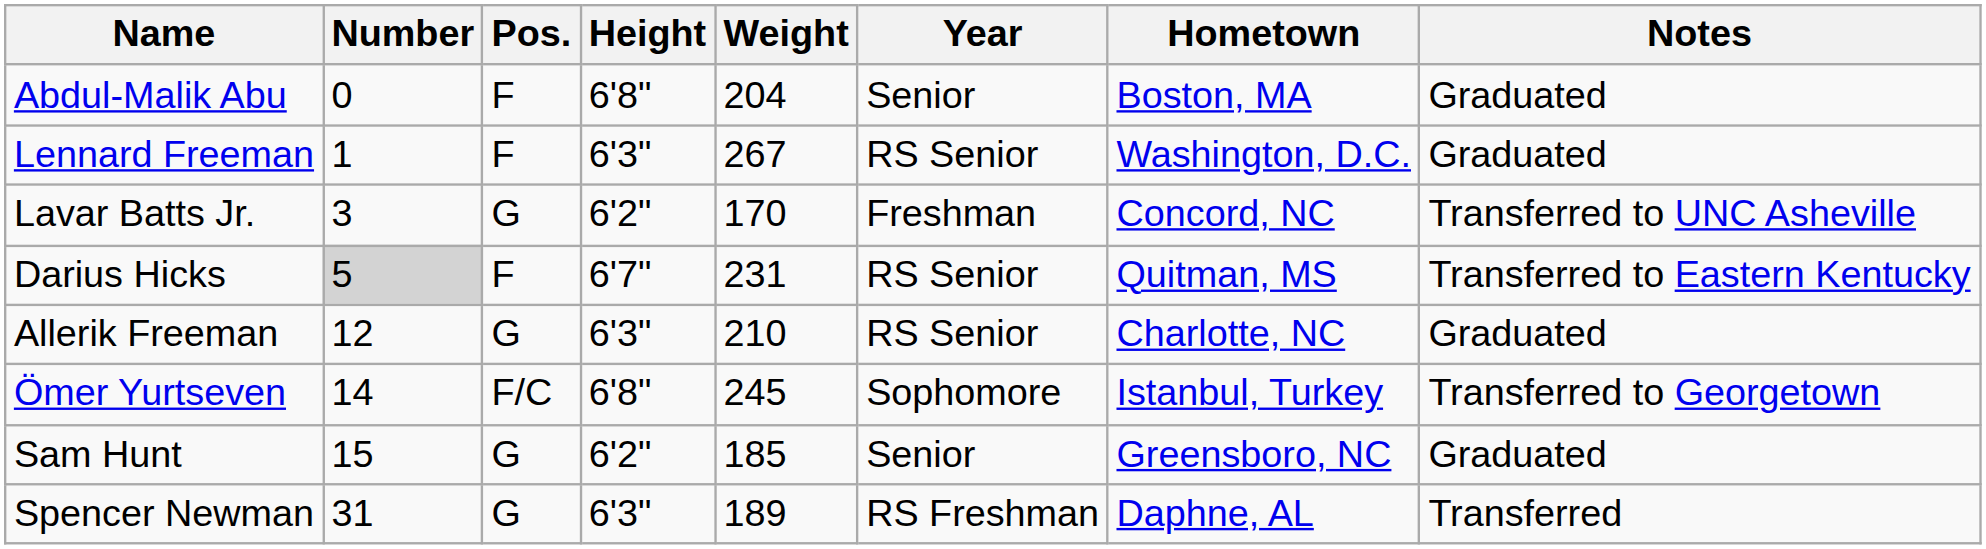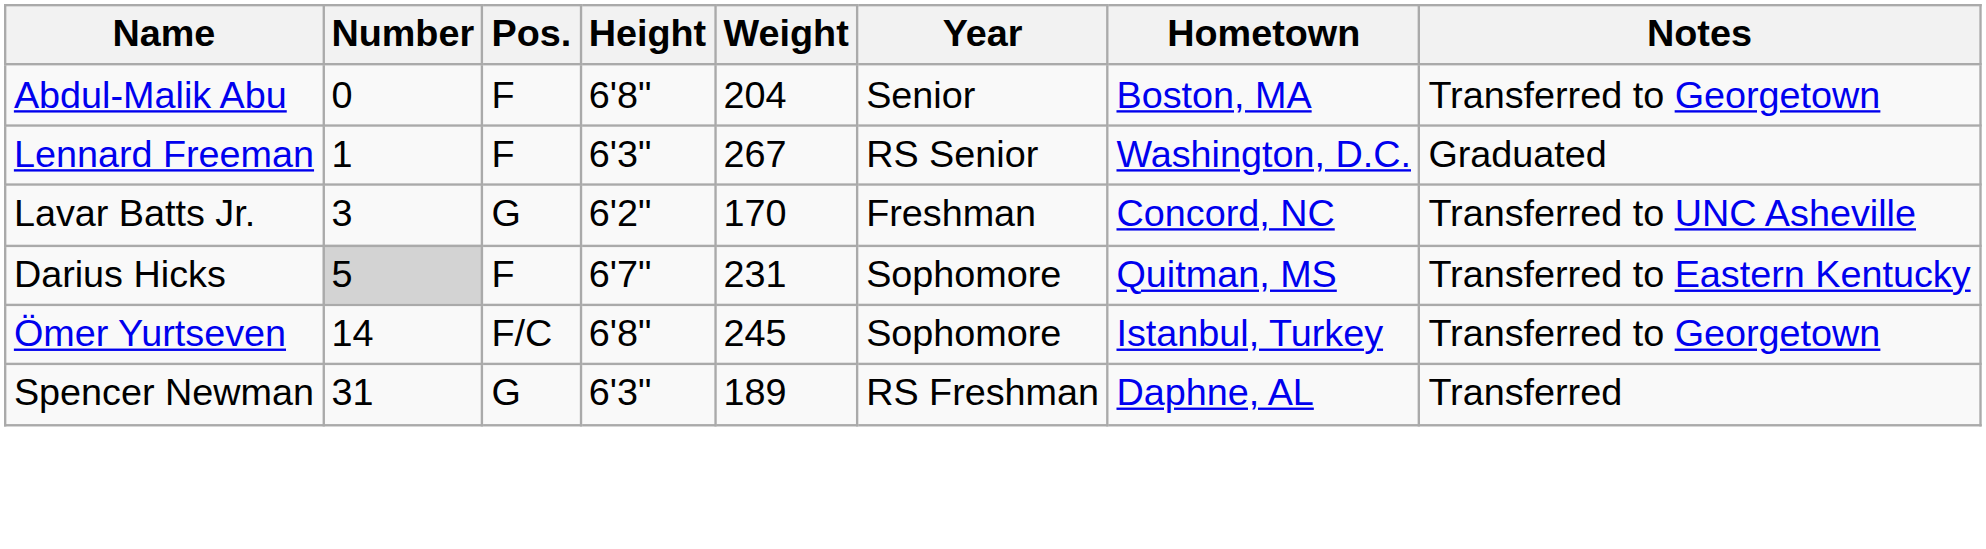(1518, 94) Graduated -> (1654, 94) Transferred to Georgetown
(952, 273) RS Senior -> (964, 273) Sophomore
- row: (146, 333)
- row: (98, 453)
